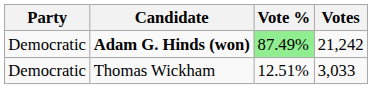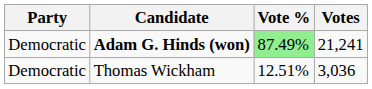(341, 44) 21,242 -> (341, 44) 21,241
(336, 70) 3,033 -> (336, 70) 3,036
